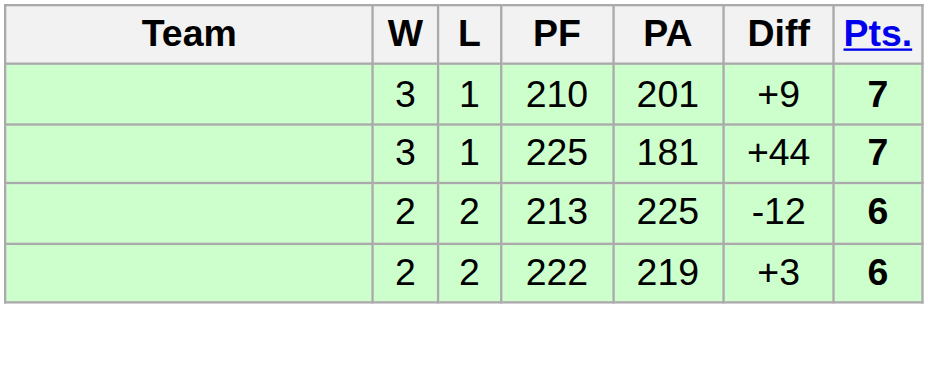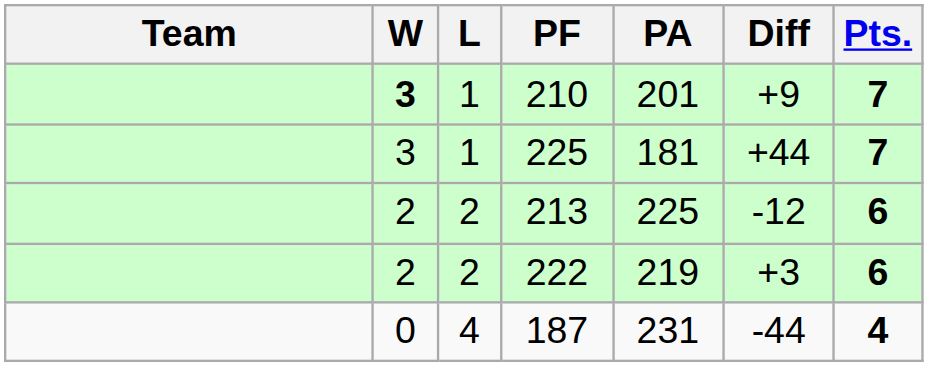(405, 93) normal -> (405, 93) bold
+ row: (557, 331)
